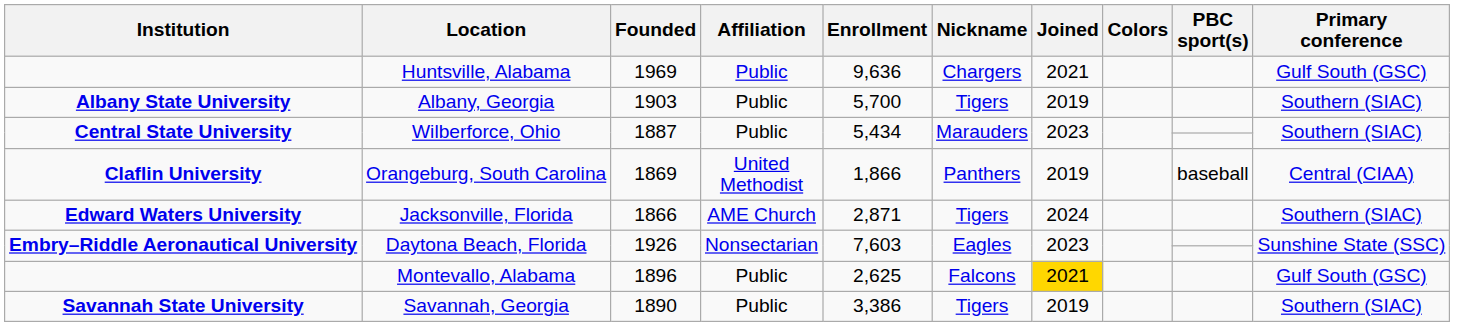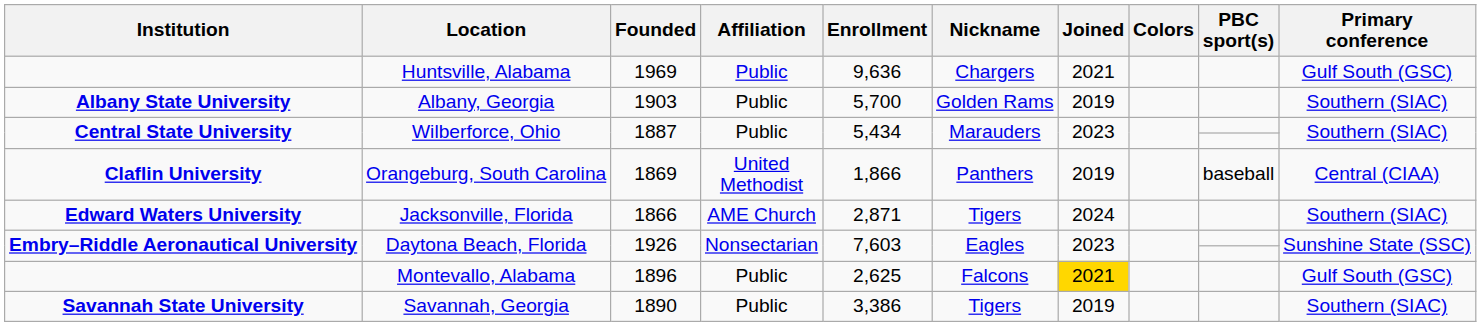(982, 102) Tigers -> (995, 102) Golden Rams
